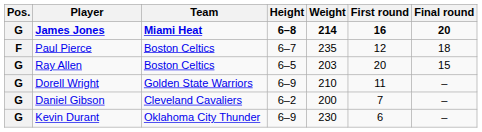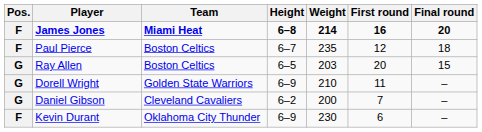(19, 30) G -> (19, 30) F
(19, 118) G -> (19, 118) F
